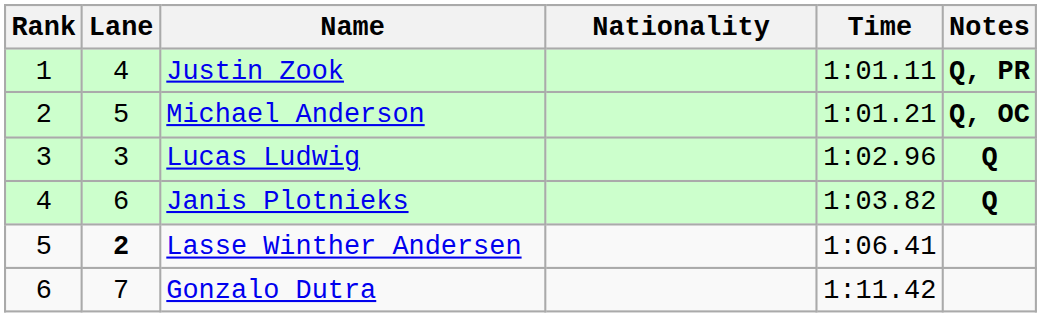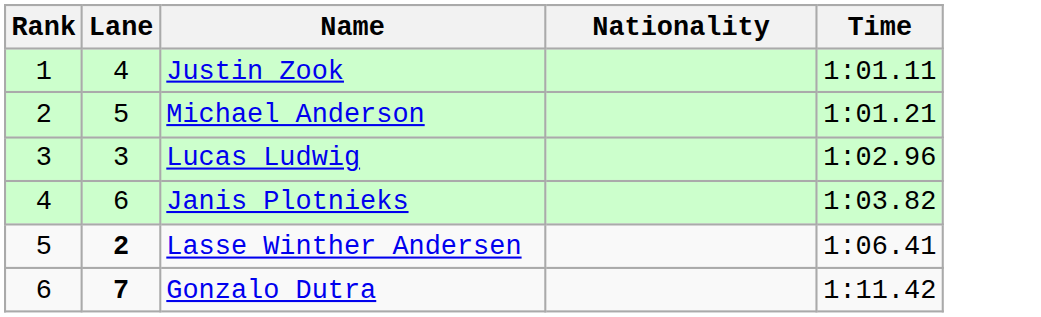- column: (989, 27)
(121, 290) normal -> (121, 290) bold
